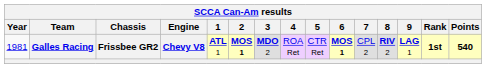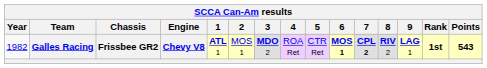(17, 47) 1981 -> (17, 47) 1982
(242, 47) bold -> (242, 47) normal
(366, 47) normal -> (366, 47) bold
(465, 47) 540 -> (466, 47) 543
